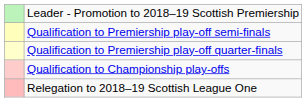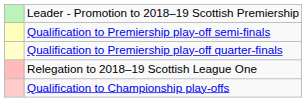rows swapped: (128, 69) <-> (142, 87)
